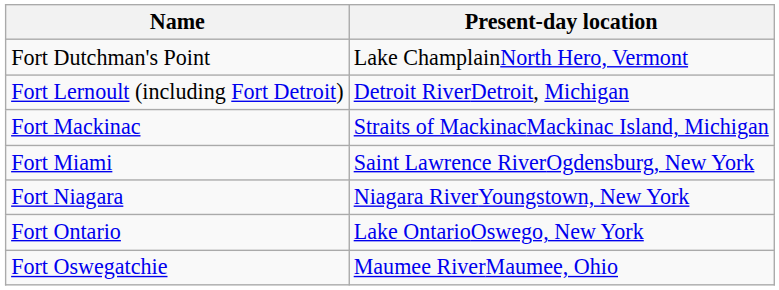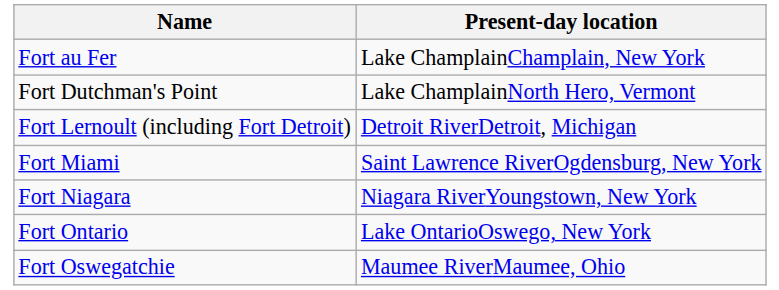+ row: (67, 57)
- row: (76, 127)
